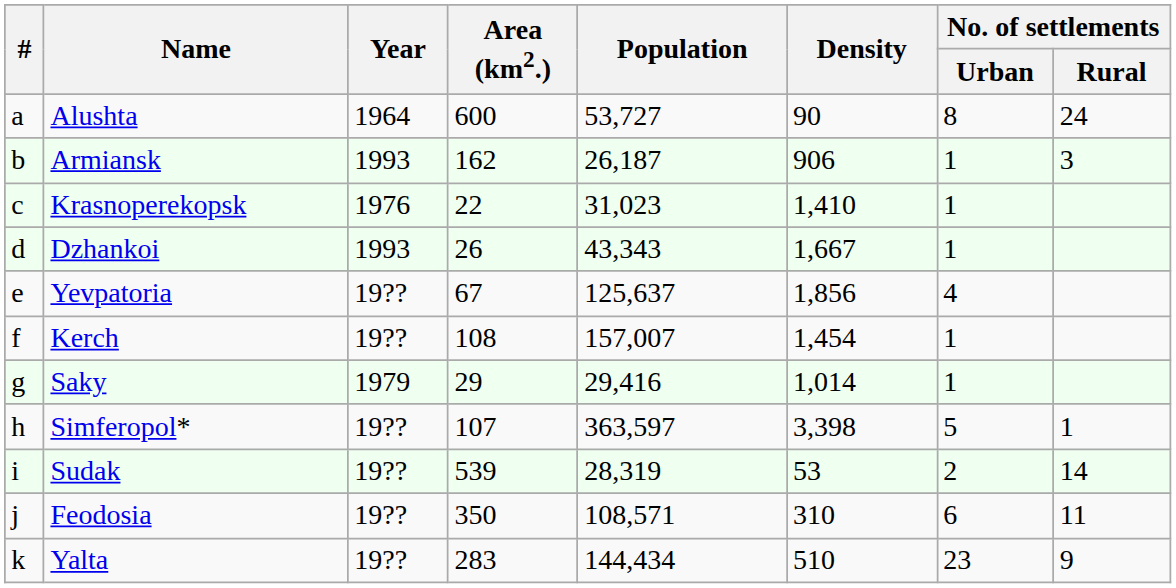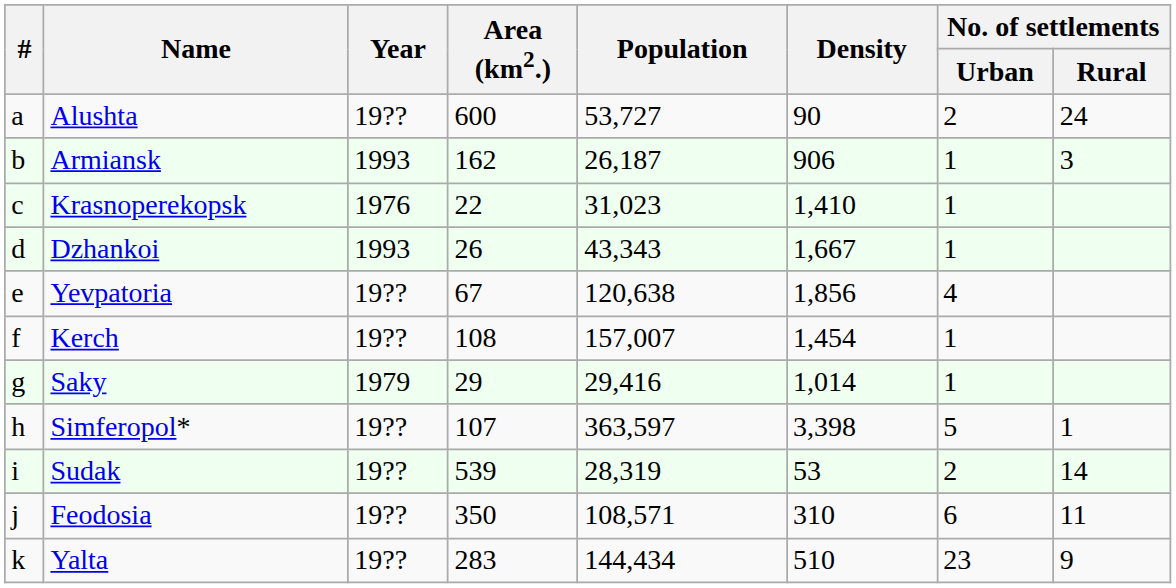(382, 115) 1964 -> (381, 115) 19??
(950, 115) 8 -> (950, 115) 2
(630, 293) 125,637 -> (630, 293) 120,638
